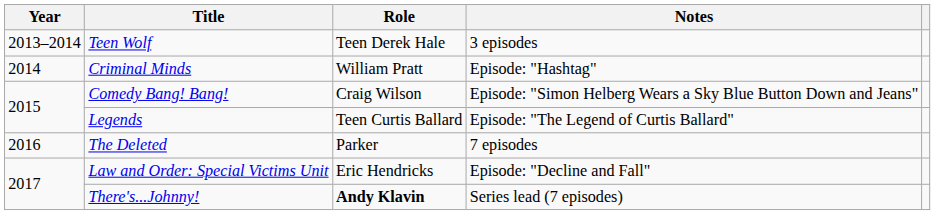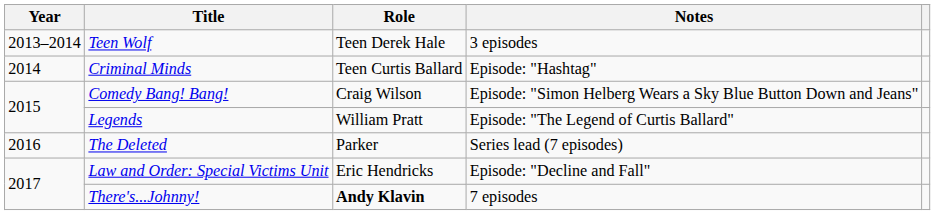(379, 68) William Pratt -> (399, 68) Teen Curtis Ballard
(399, 119) Teen Curtis Ballard -> (379, 119) William Pratt
(504, 145) 7 episodes -> (546, 145) Series lead (7 episodes)
(546, 196) Series lead (7 episodes) -> (504, 196) 7 episodes
